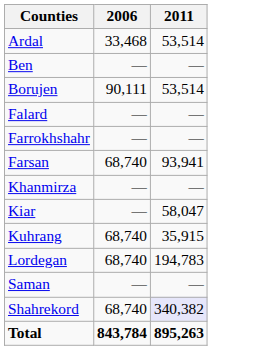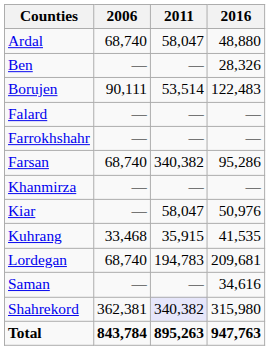+ column: (236, 16)
(126, 41) 33,468 -> (126, 41) 68,740
(183, 41) 53,514 -> (183, 41) 58,047
(183, 162) 93,941 -> (179, 162) 340,382
(126, 235) 68,740 -> (126, 235) 33,468
(126, 308) 68,740 -> (122, 308) 362,381
